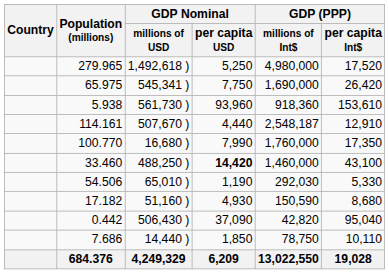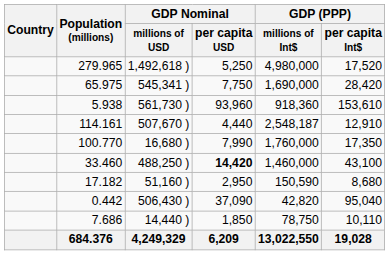(363, 85) 26,420 -> (363, 85) 28,420
- row: (104, 182)
(237, 201) 4,930 -> (237, 182) 2,950
